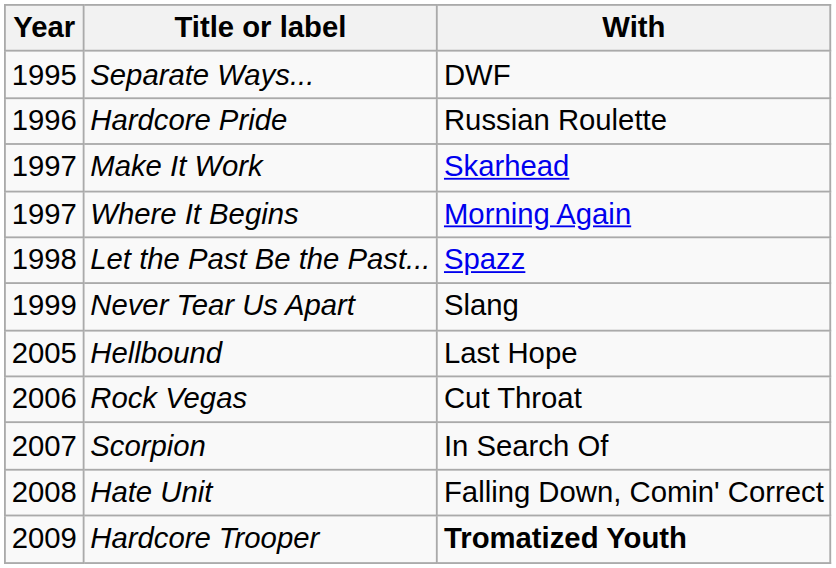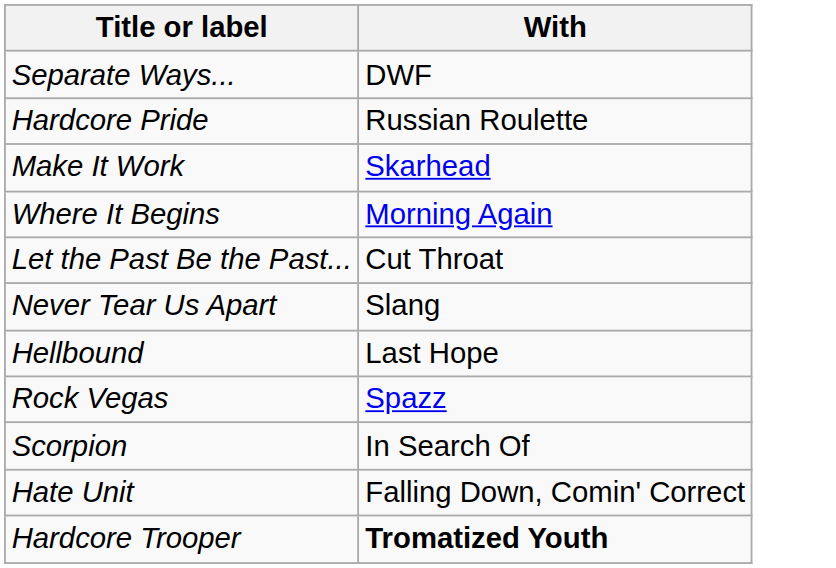- column: (44, 27)
(485, 259) Spazz -> (434, 259) Cut Throat
(513, 399) Cut Throat -> (406, 399) Spazz
